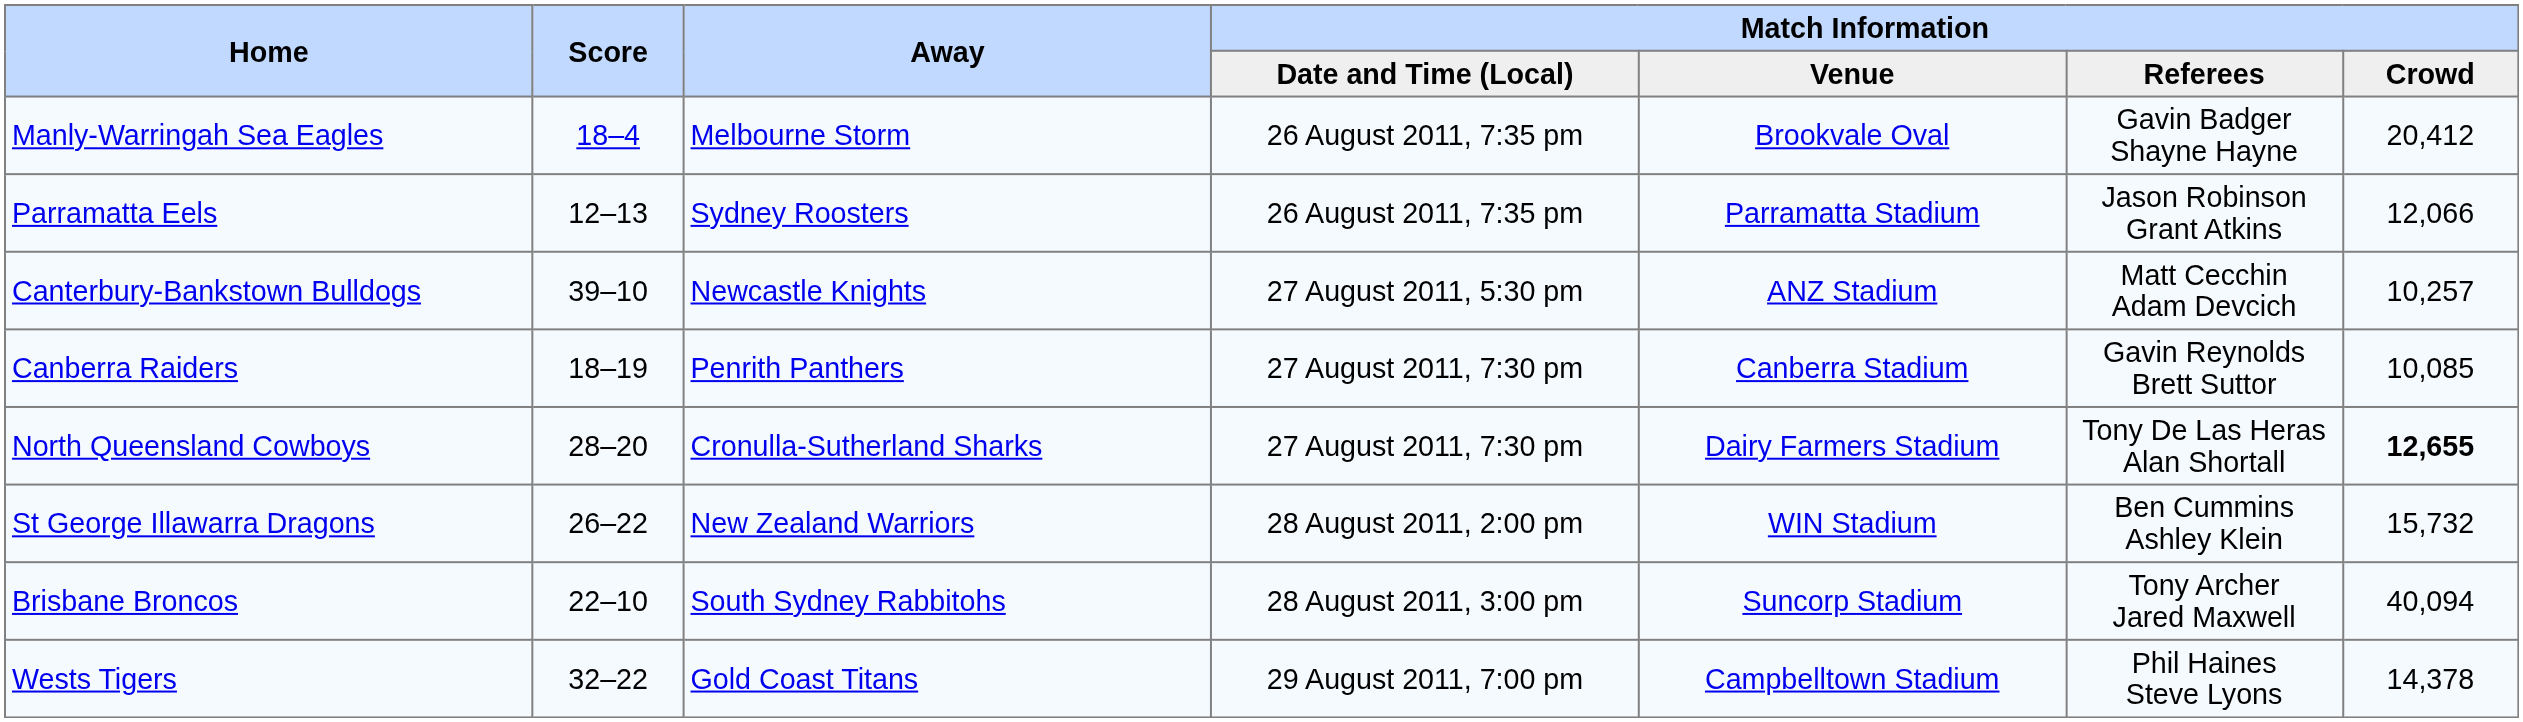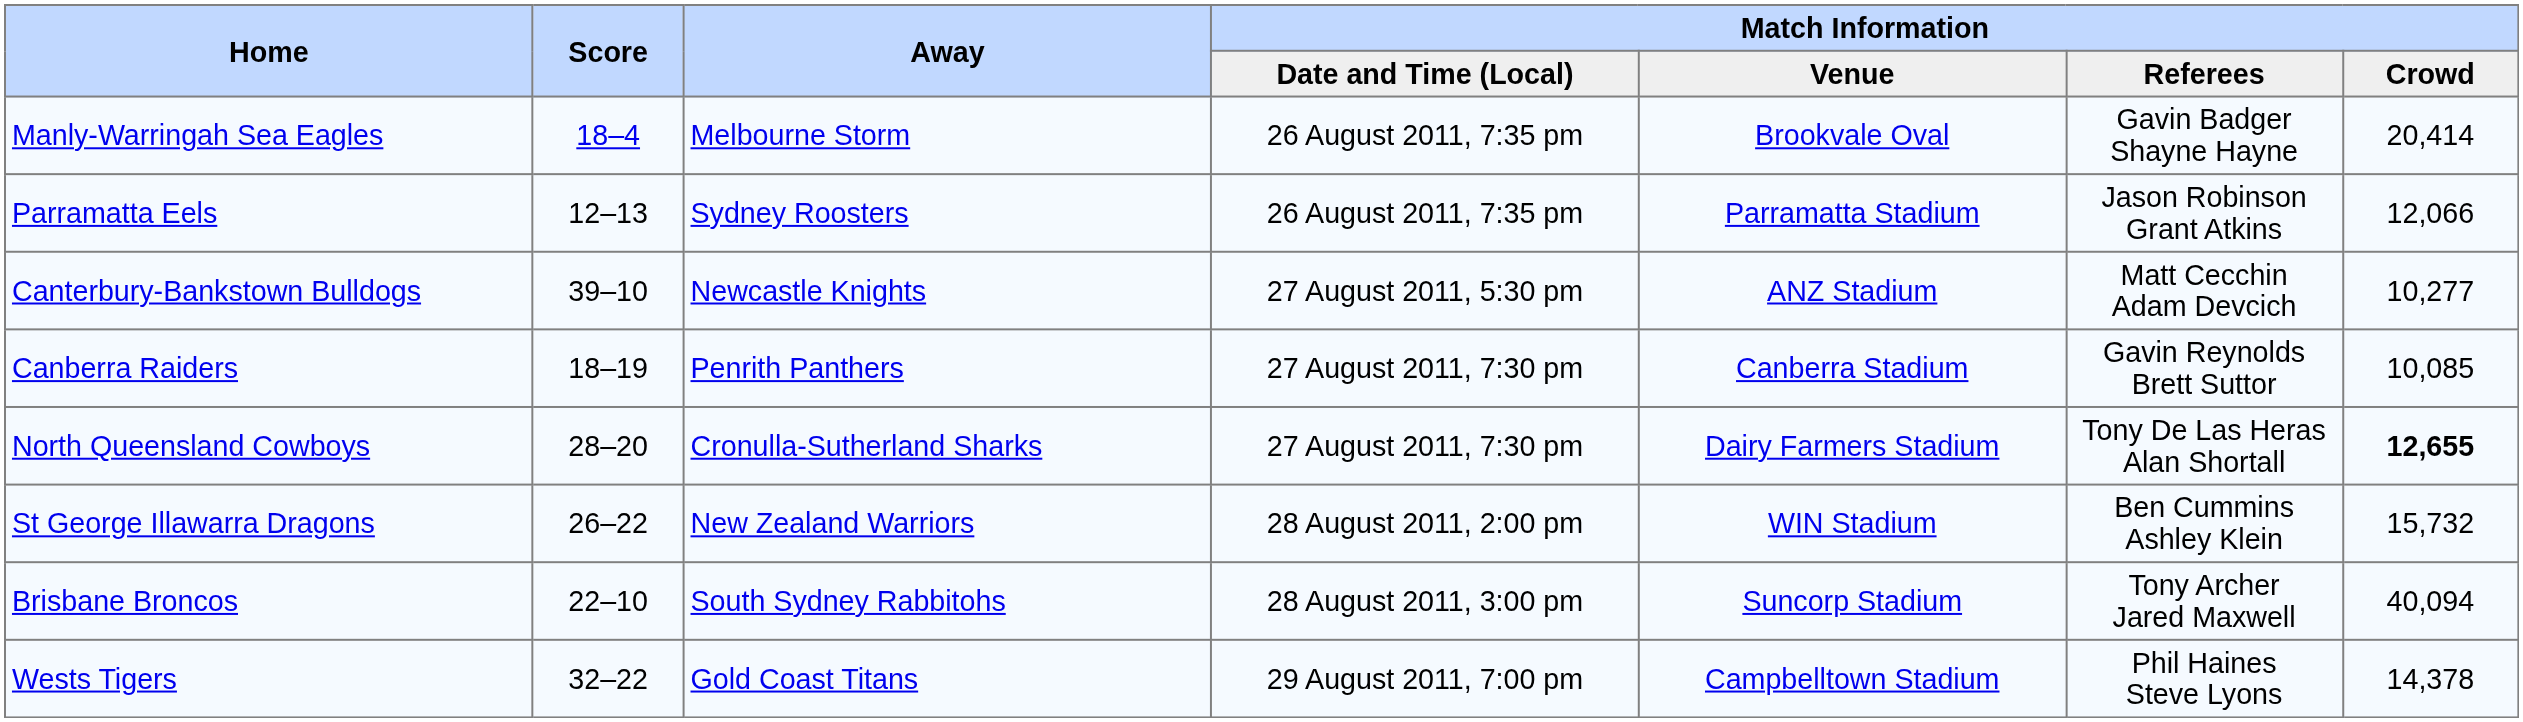(2430, 135) 20,412 -> (2430, 135) 20,414
(2430, 291) 10,257 -> (2430, 291) 10,277
